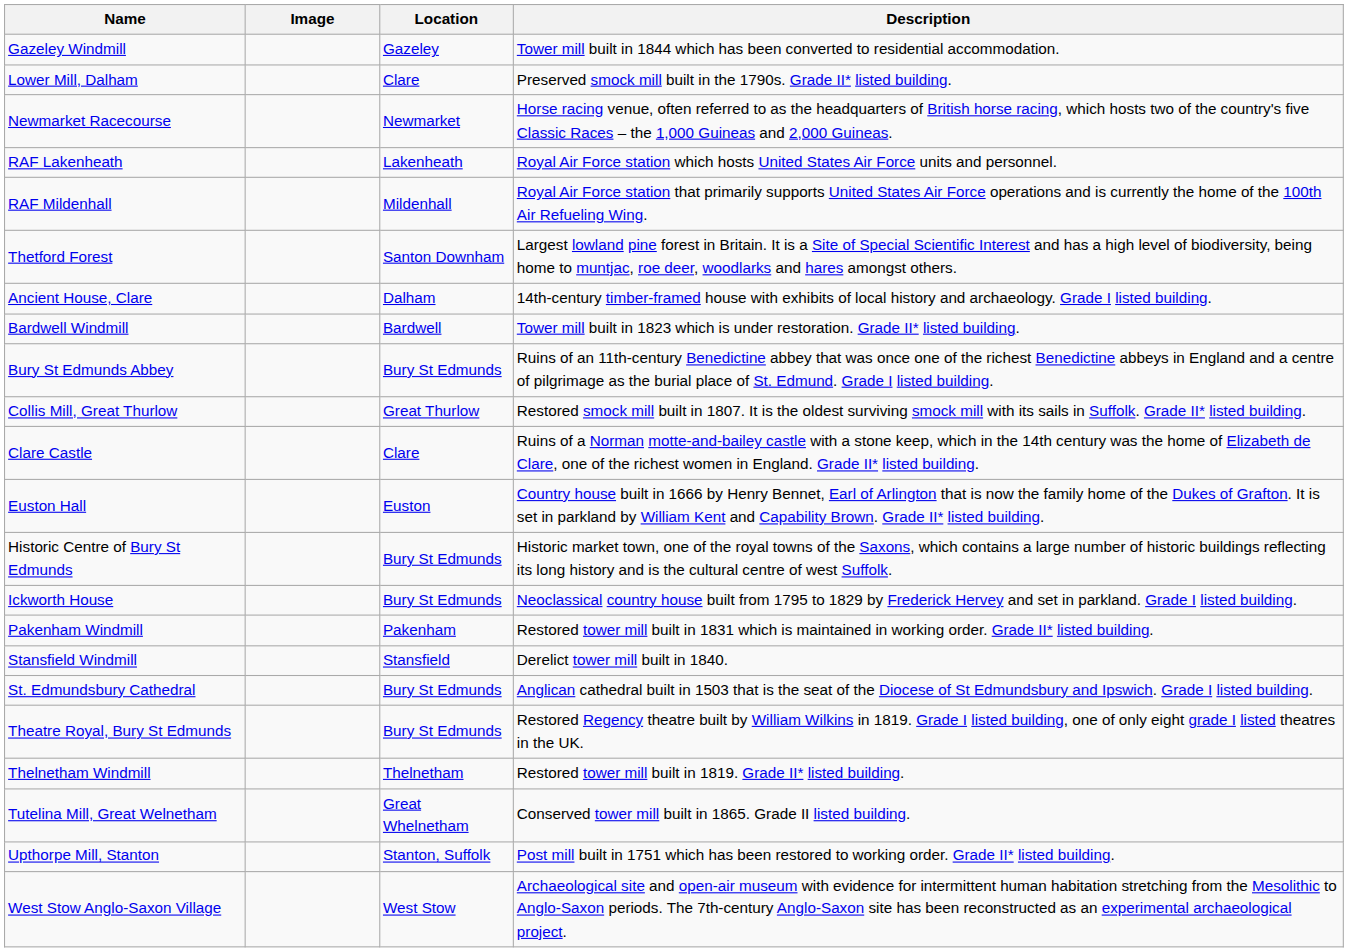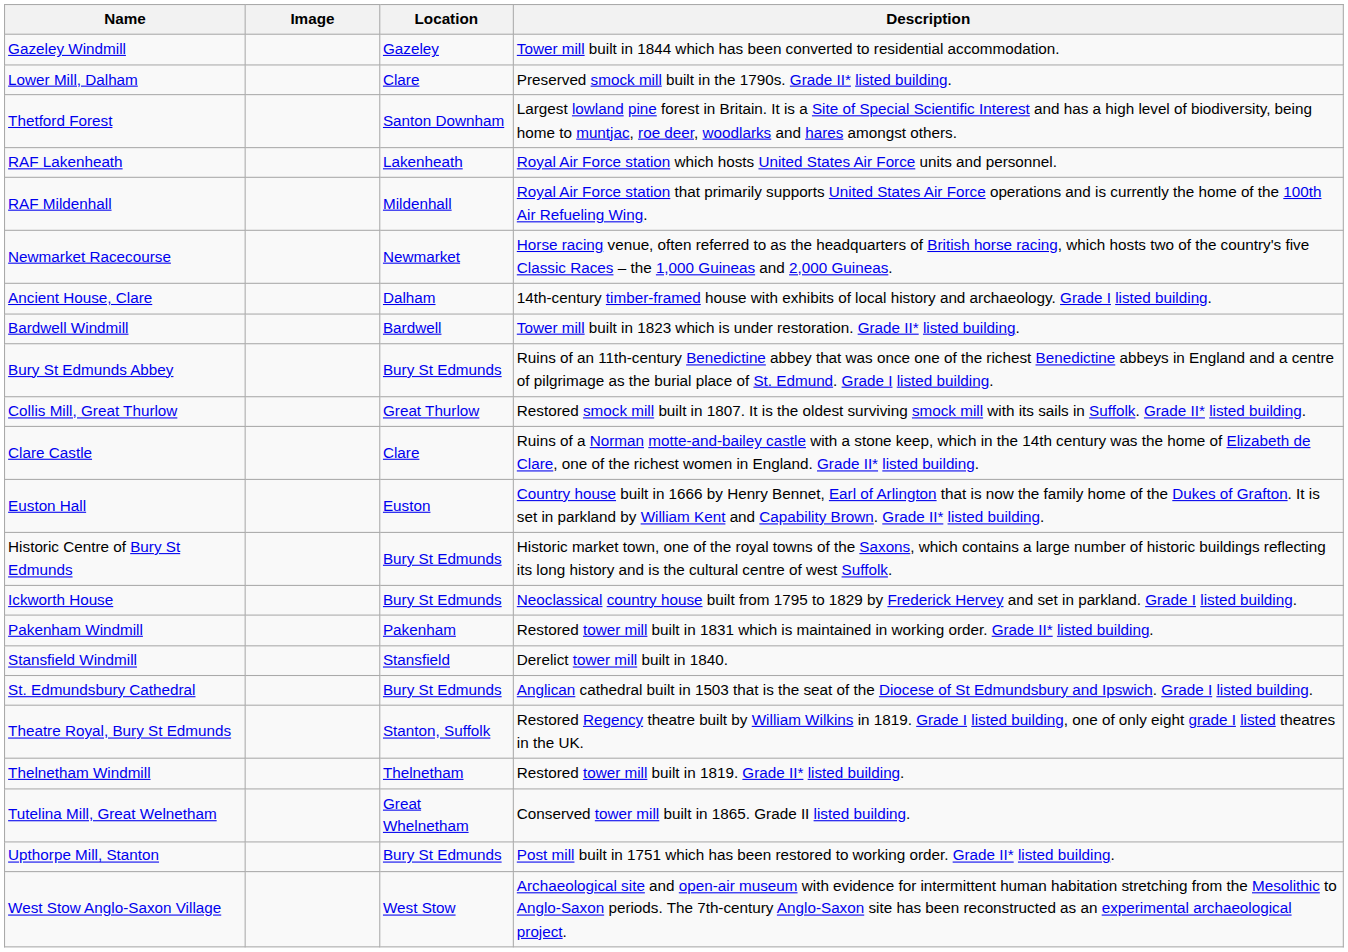rows swapped: (89, 121) <-> (60, 257)
(442, 732) Bury St Edmunds -> (437, 732) Stanton, Suffolk
(437, 856) Stanton, Suffolk -> (442, 856) Bury St Edmunds
